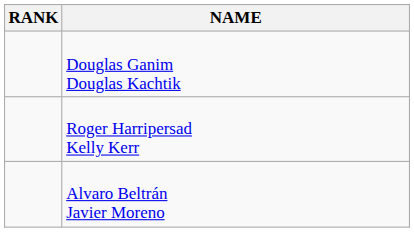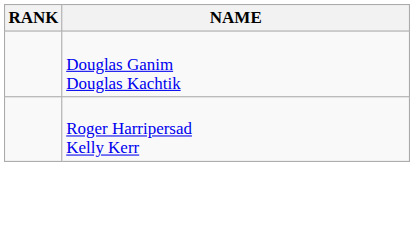- row: (117, 203)
